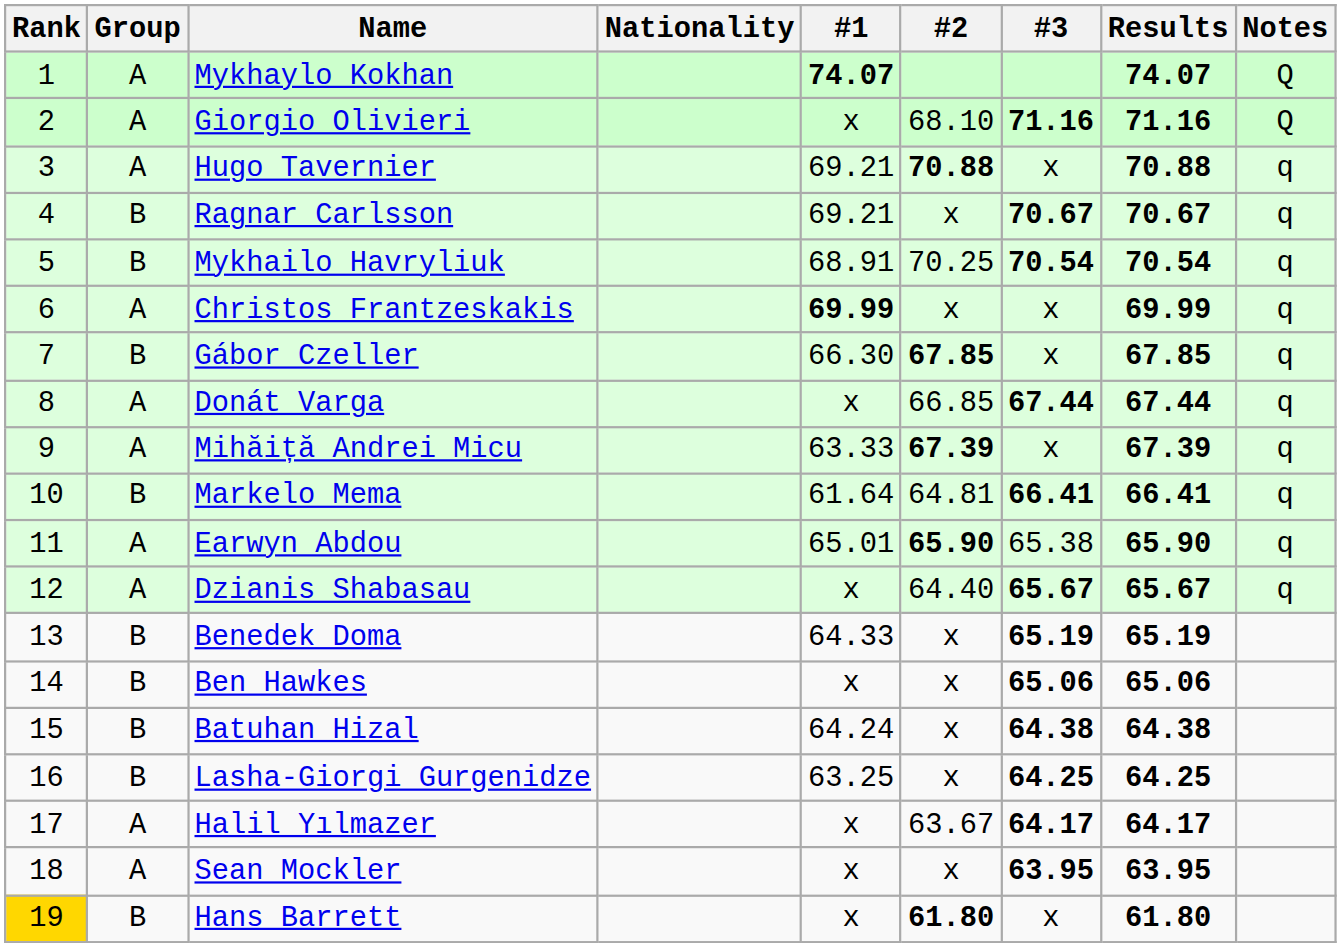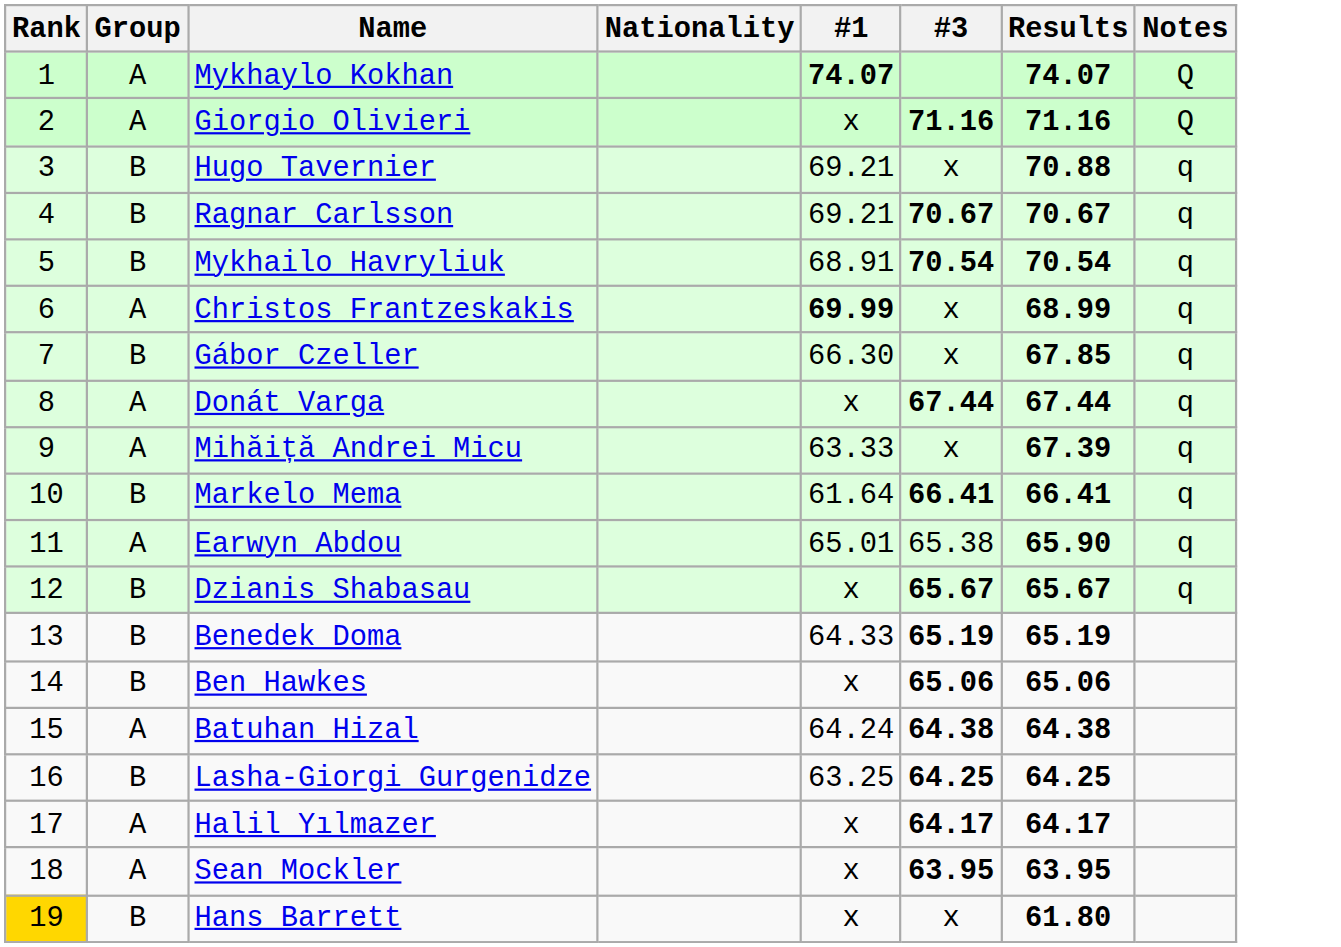- column: (951, 29)
(138, 169) A -> (138, 169) B
(1168, 309) 69.99 -> (1068, 309) 68.99
(138, 590) A -> (138, 590) B
(138, 731) B -> (138, 731) A
